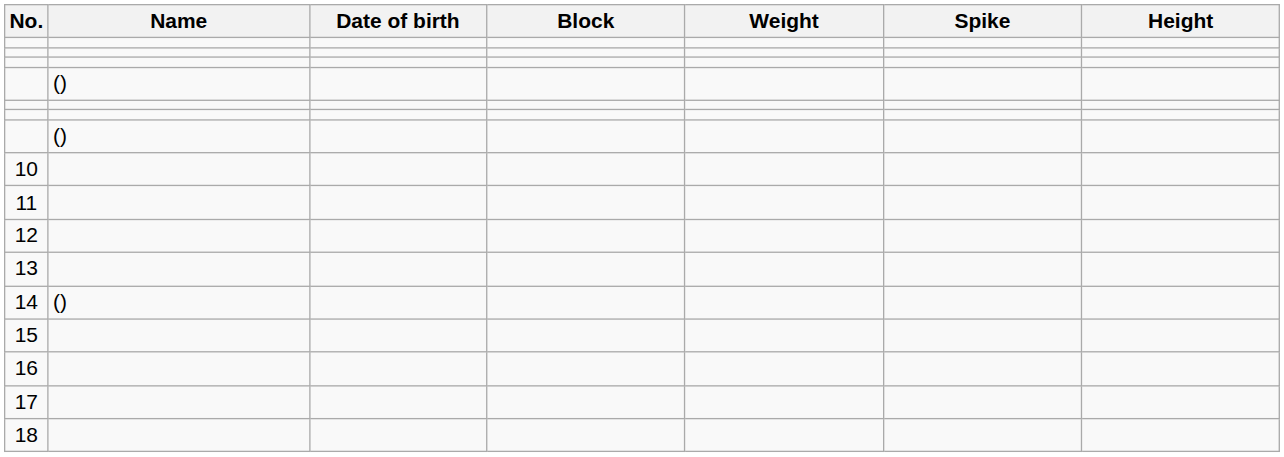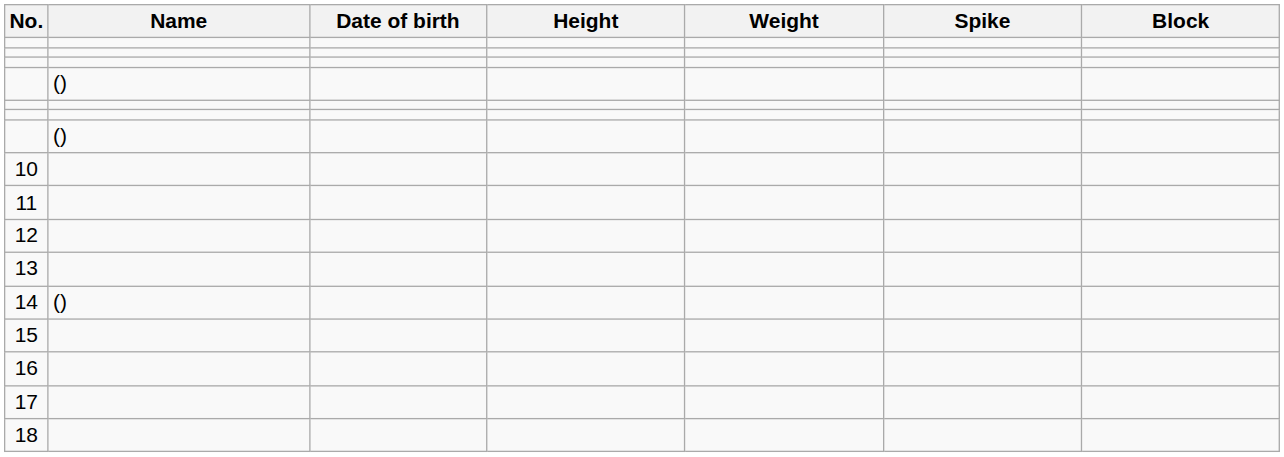columns swapped: (1181, 21) <-> (586, 21)
